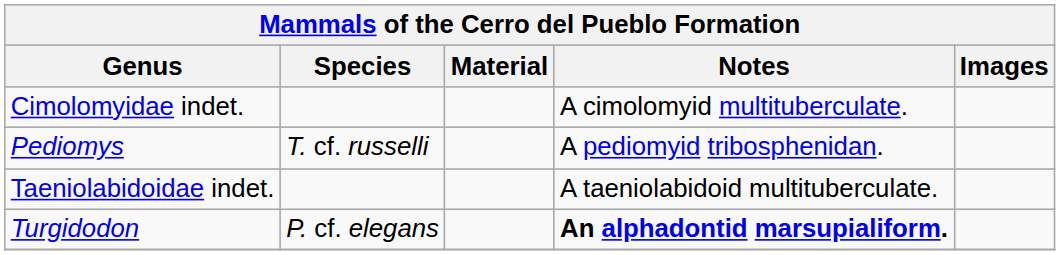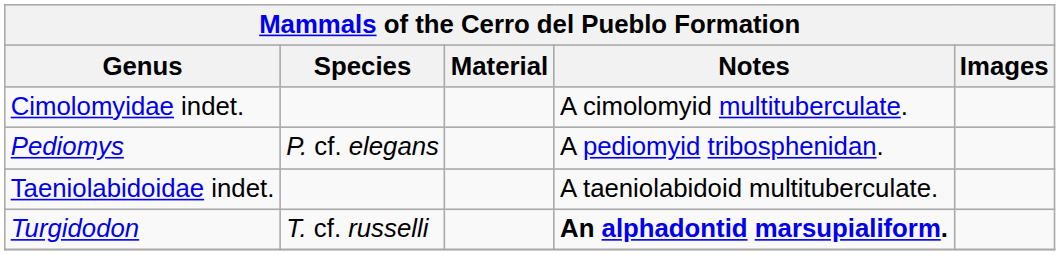(357, 147) T. cf. russelli -> (363, 147) P. cf. elegans
(363, 229) P. cf. elegans -> (357, 229) T. cf. russelli
